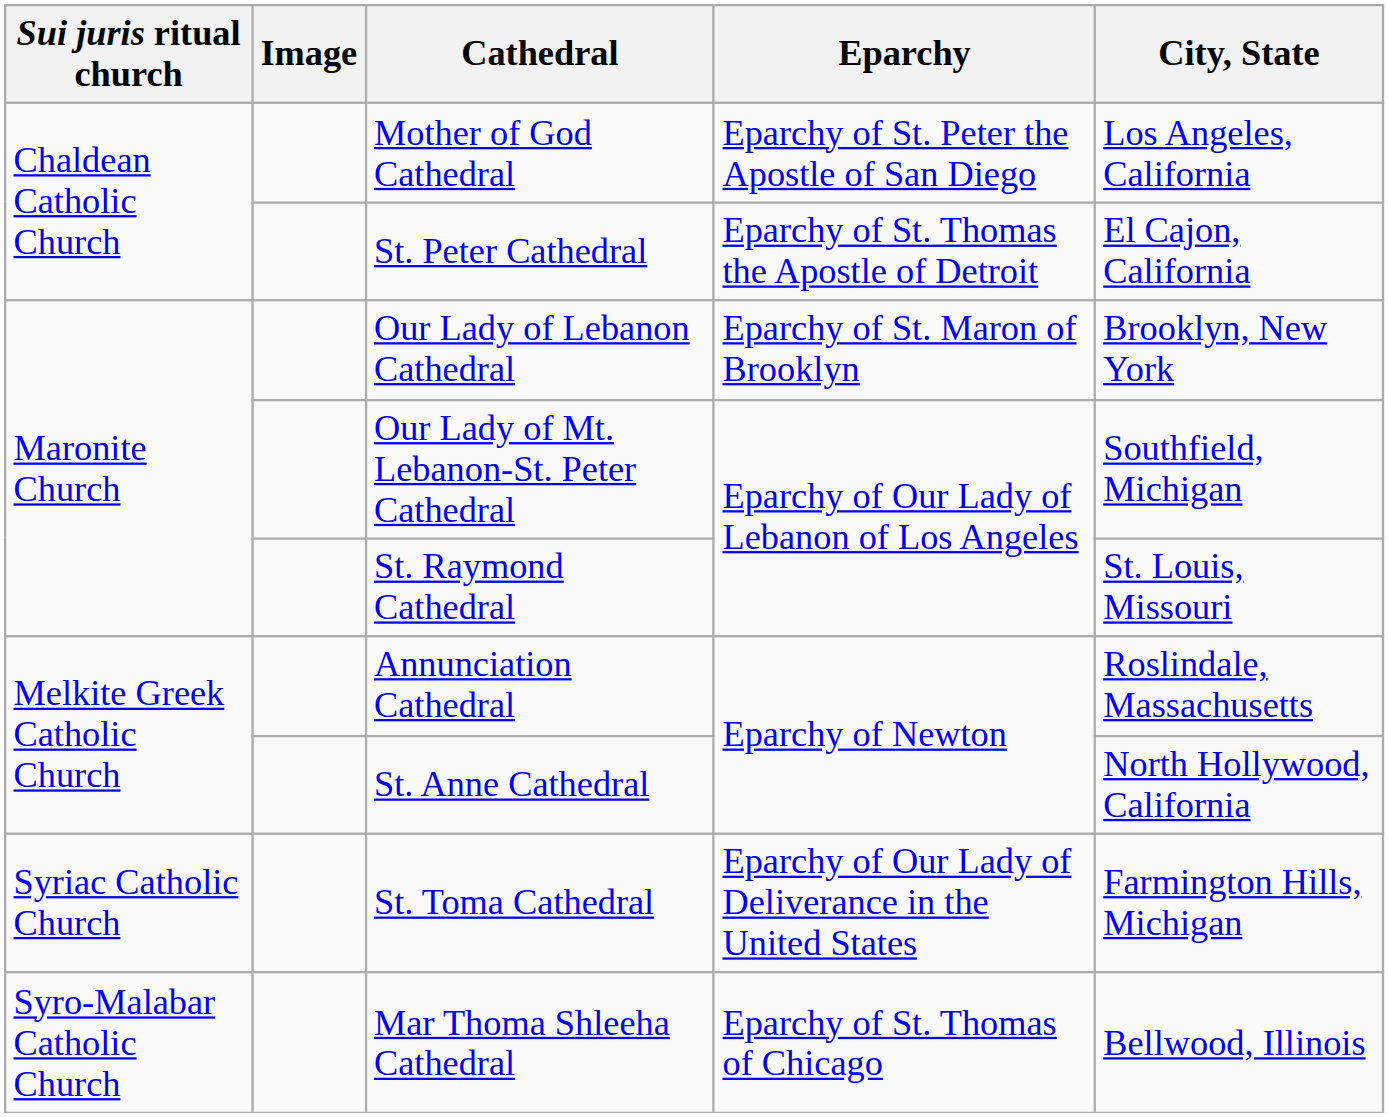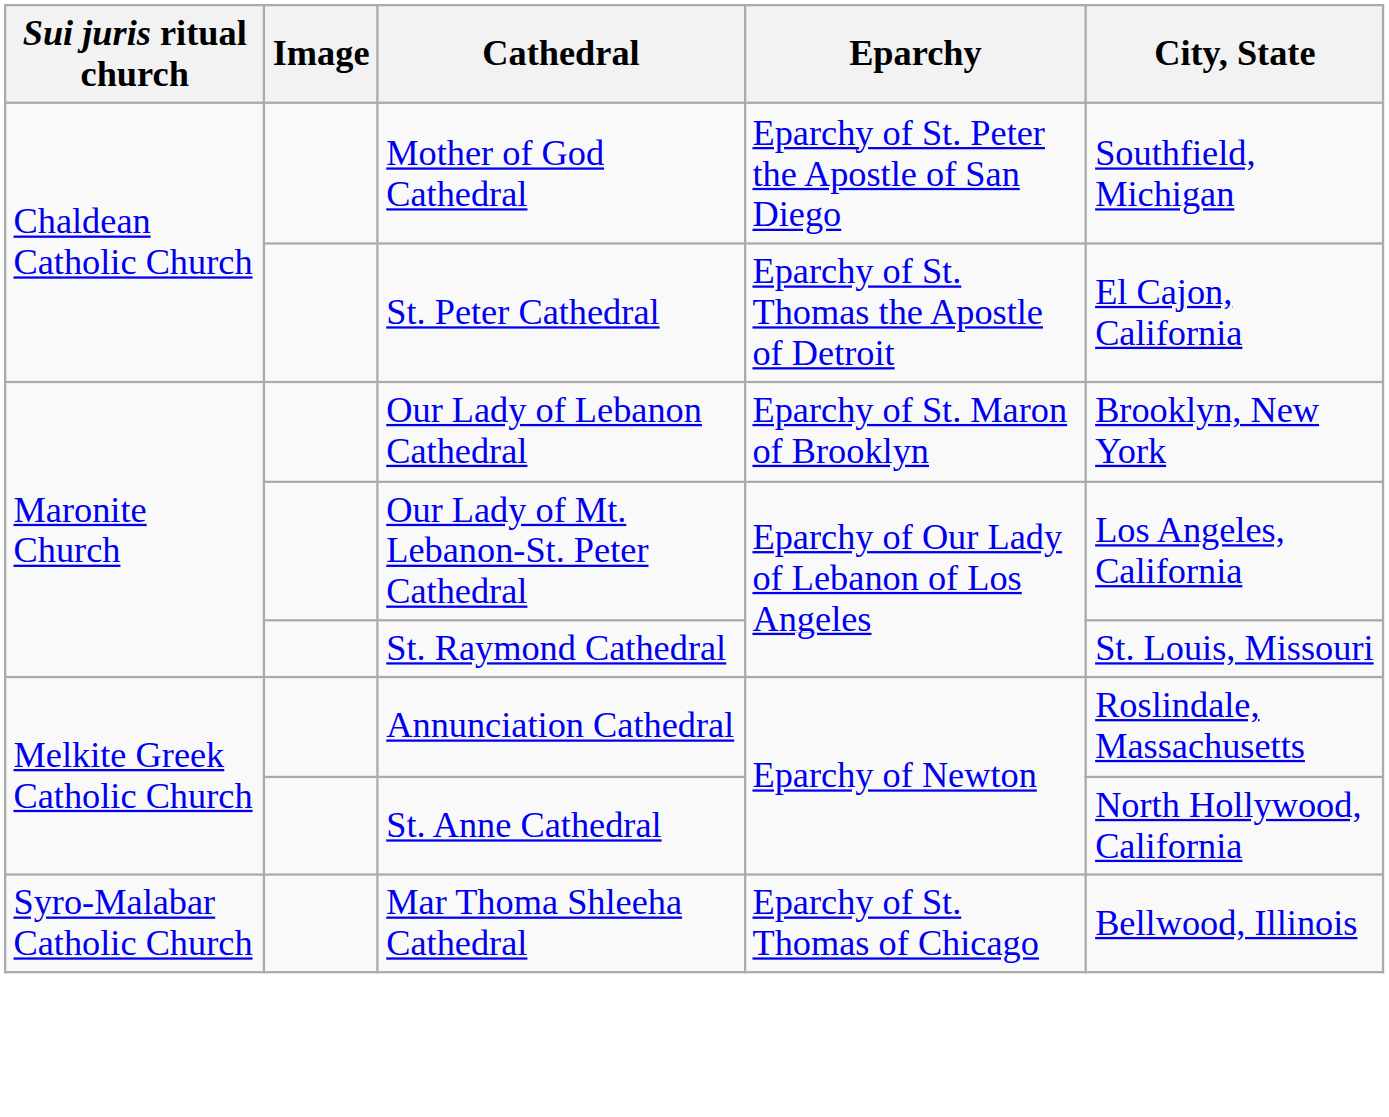(1198, 152) Los Angeles, California -> (1175, 172) Southfield, Michigan
(1183, 468) Southfield, Michigan -> (1190, 549) Los Angeles, California
- row: (514, 902)
